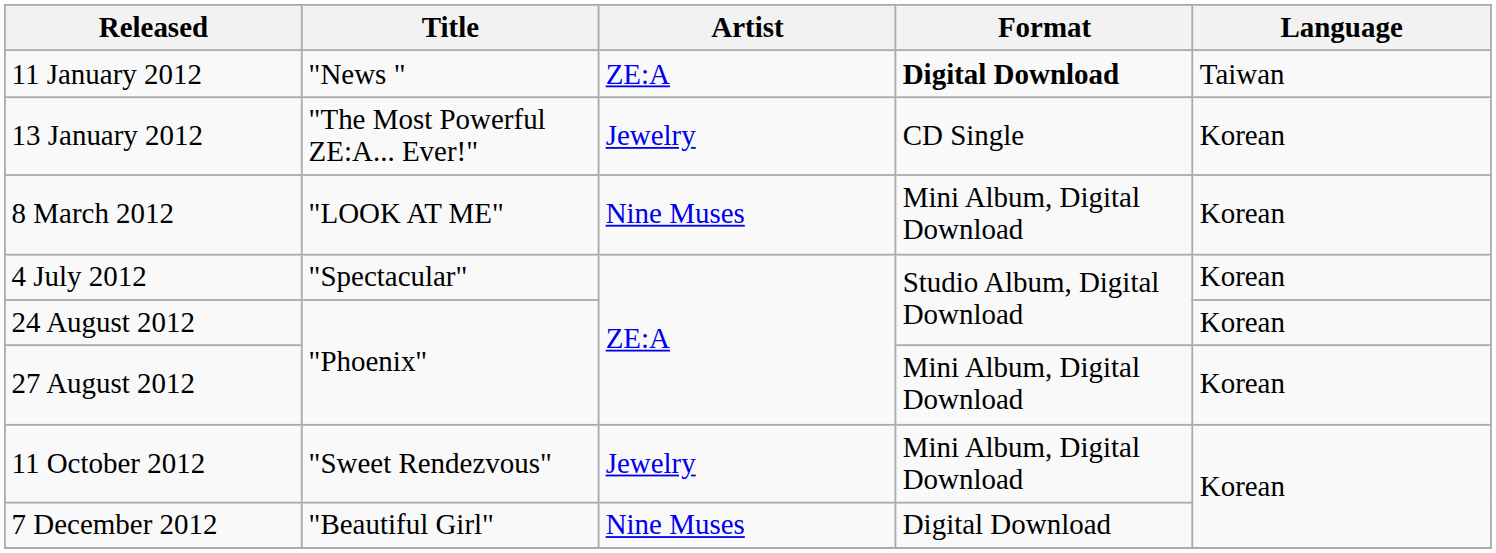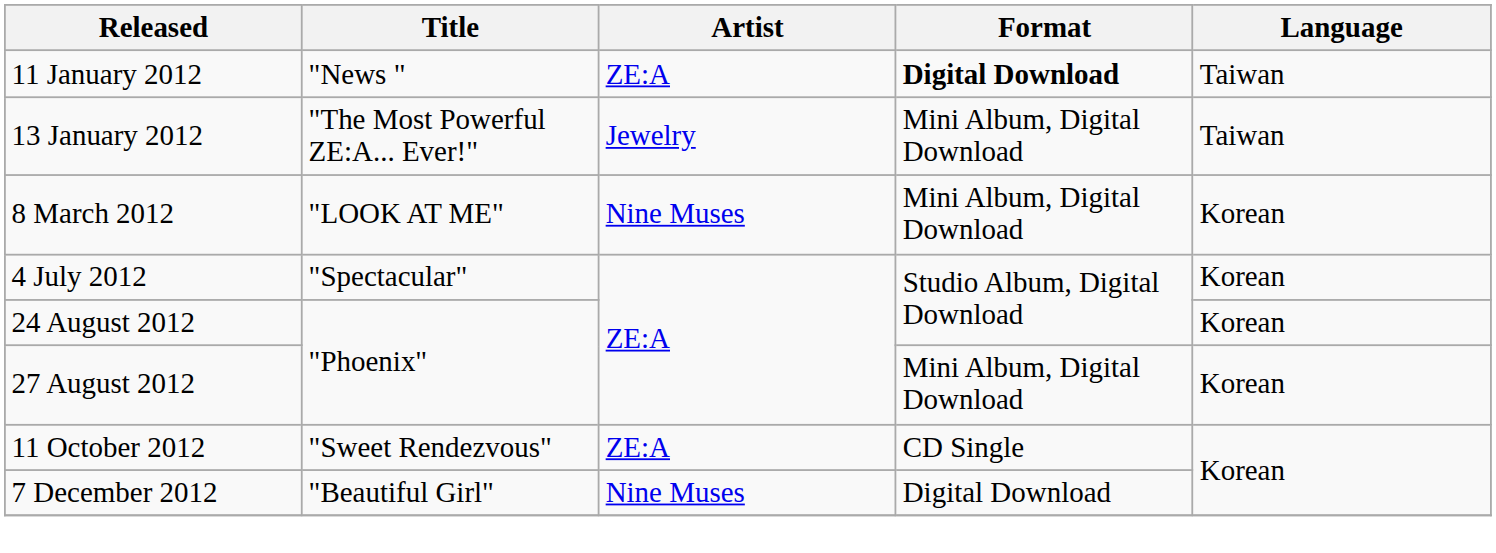(963, 135) CD Single -> (1021, 135) Mini Album, Digital Download
(1242, 135) Korean -> (1242, 135) Taiwan
(651, 462) Jewelry -> (638, 446) ZE:A
(1021, 462) Mini Album, Digital Download -> (963, 446) CD Single
